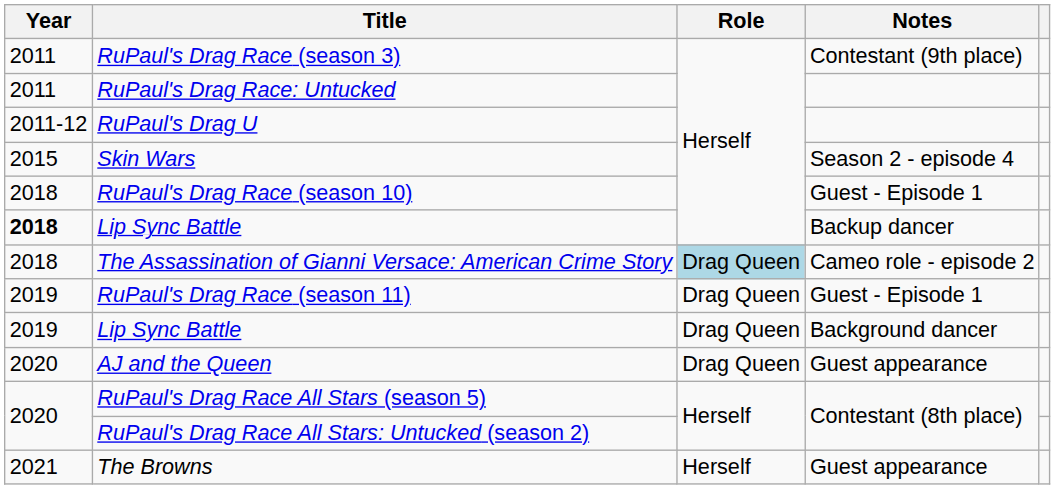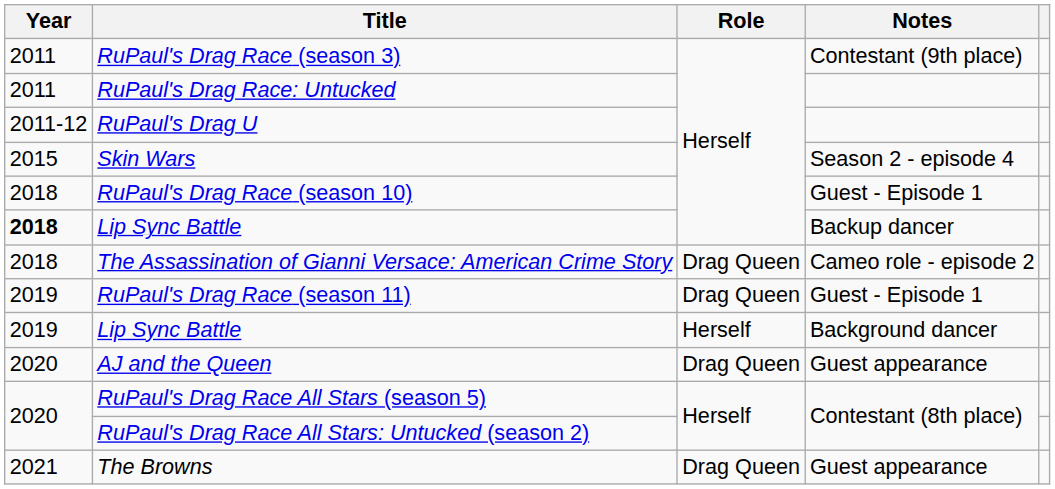(741, 261) lightblue background -> (741, 261) no background
(741, 329) Drag Queen -> (716, 329) Herself
(716, 466) Herself -> (741, 466) Drag Queen
